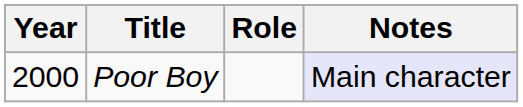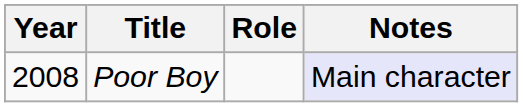(46, 76) 2000 -> (46, 76) 2008
